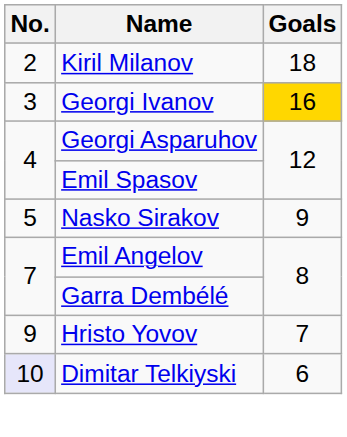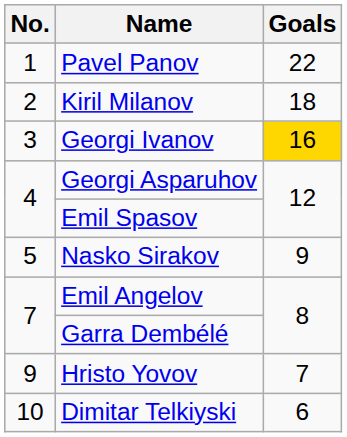+ row: (130, 62)
(30, 373) lavender background -> (30, 412) no background
